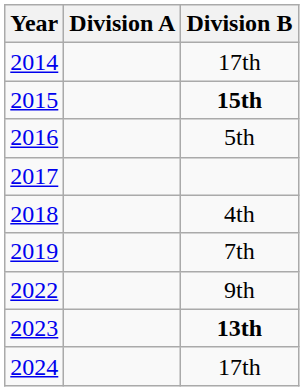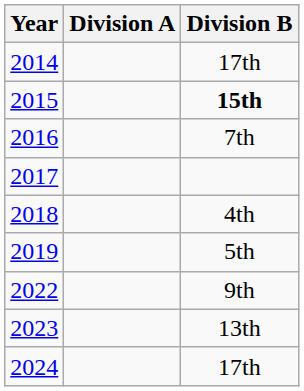(239, 137) 5th -> (239, 137) 7th
(239, 251) 7th -> (239, 251) 5th
(239, 328) bold -> (239, 328) normal
